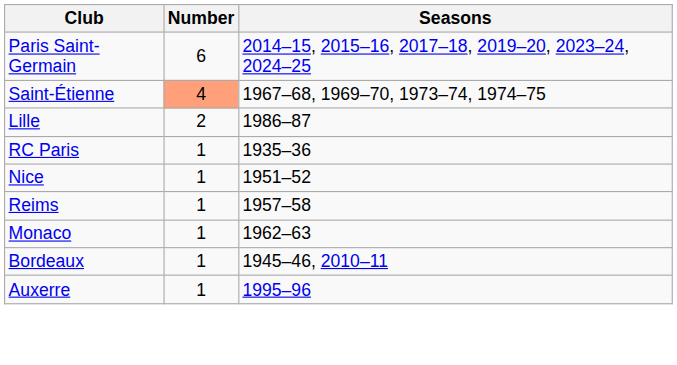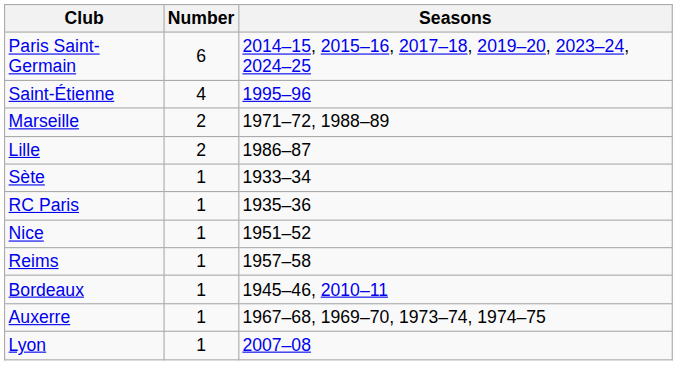(201, 94) lightsalmon background -> (201, 94) no background
(394, 94) 1967–68, 1969–70, 1973–74, 1974–75 -> (277, 94) 1995–96
+ row: (44, 121)
+ row: (27, 177)
- row: (40, 233)
(277, 289) 1995–96 -> (394, 317) 1967–68, 1969–70, 1973–74, 1974–75
+ row: (27, 345)
